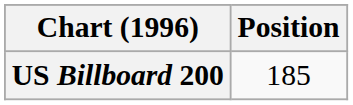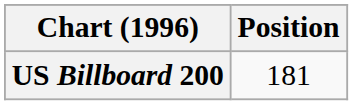(289, 74) 185 -> (289, 74) 181
